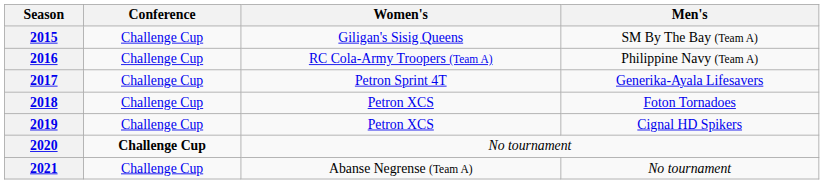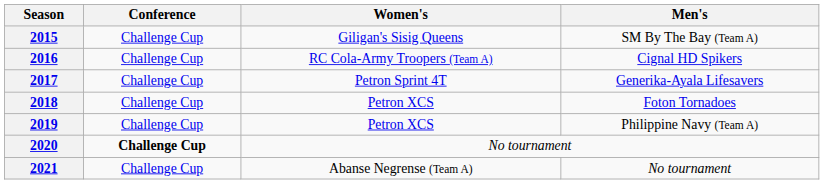(690, 59) Philippine Navy (Team A) -> (690, 59) Cignal HD Spikers
(690, 124) Cignal HD Spikers -> (690, 124) Philippine Navy (Team A)
